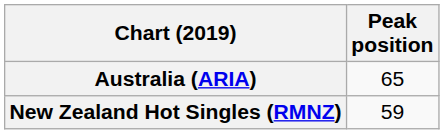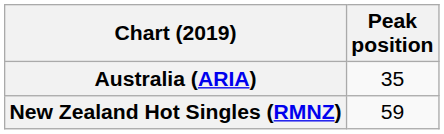(392, 78) 65 -> (392, 78) 35
